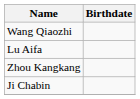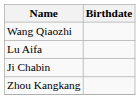rows swapped: (29, 85) <-> (44, 67)
